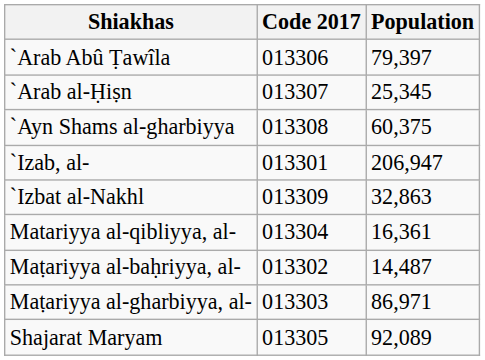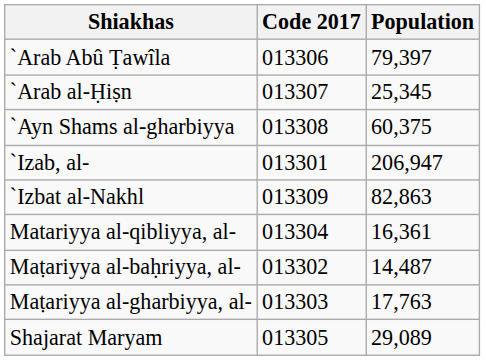(401, 197) 32,863 -> (401, 197) 82,863
(401, 302) 86,971 -> (401, 302) 17,763
(401, 337) 92,089 -> (401, 337) 29,089
